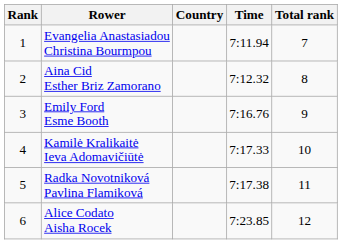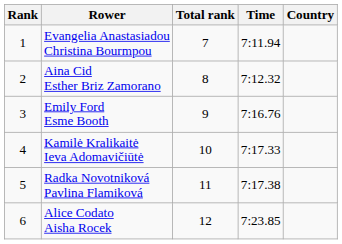columns swapped: (200, 14) <-> (305, 14)
